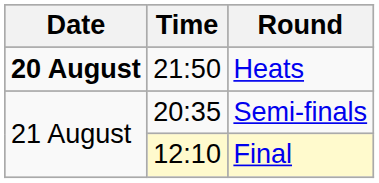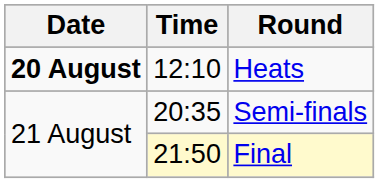(187, 68) 21:50 -> (187, 68) 12:10
(187, 154) 12:10 -> (187, 154) 21:50
